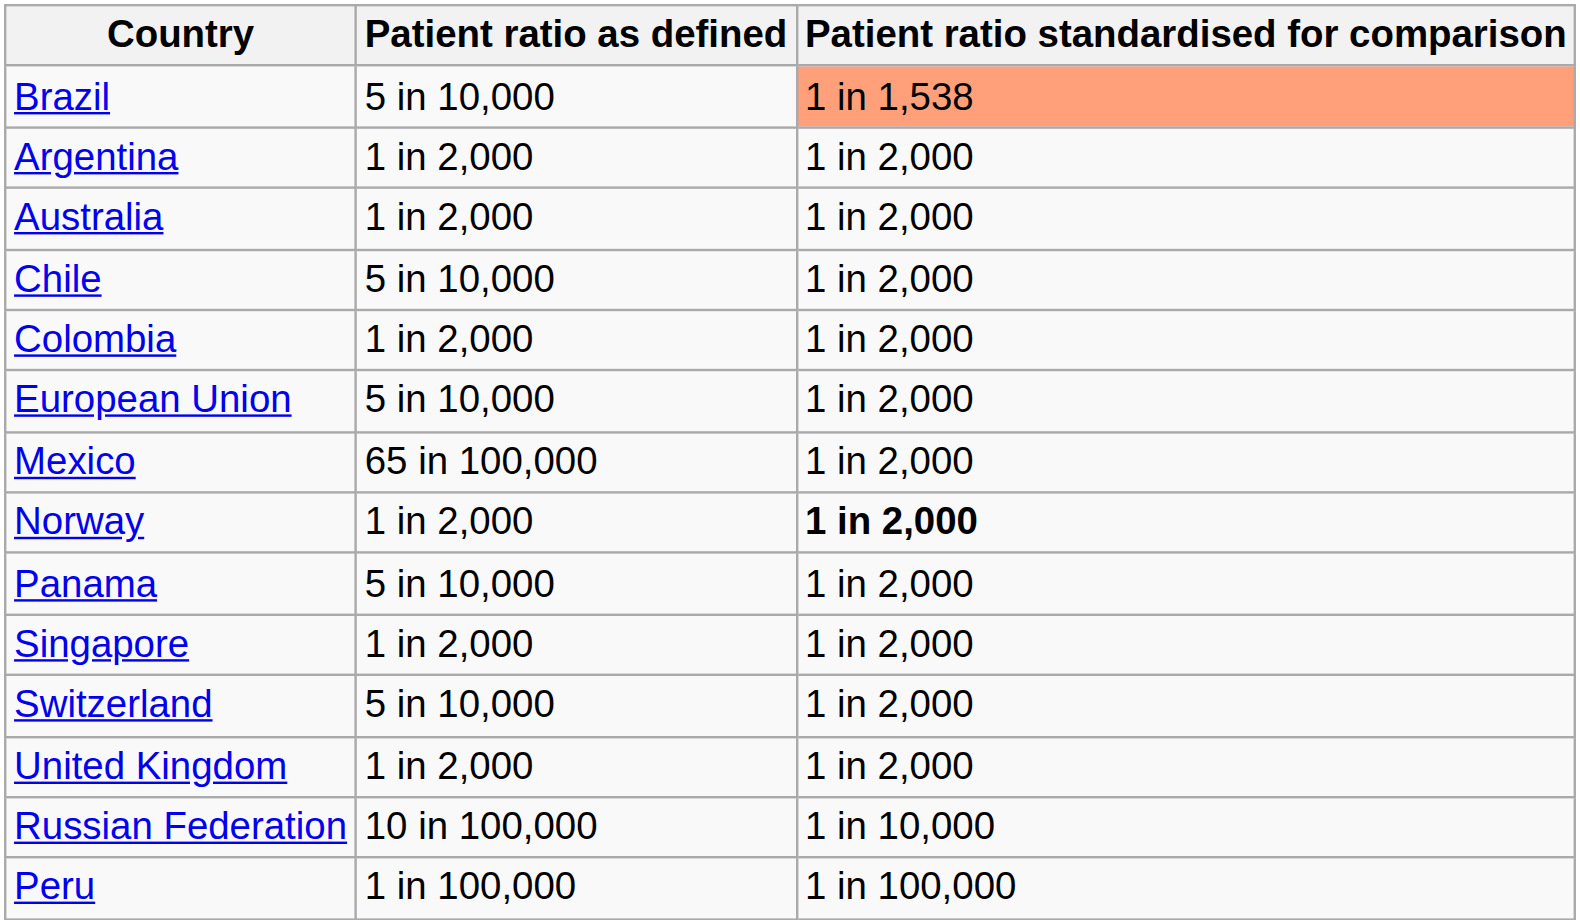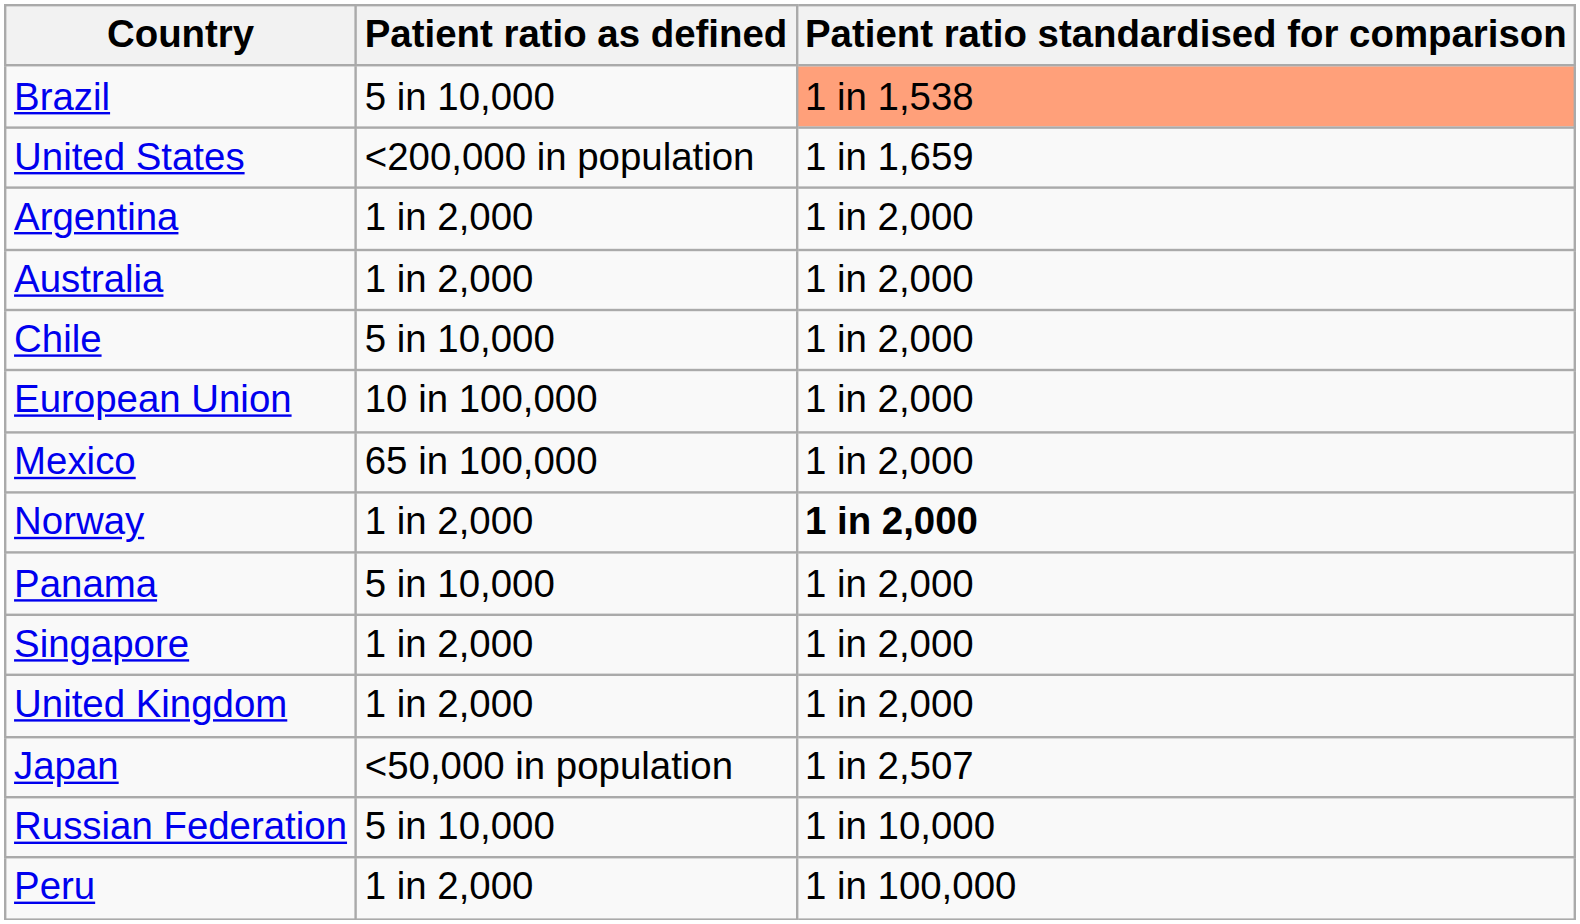+ row: (129, 156)
- row: (95, 339)
(460, 400) 5 in 10,000 -> (481, 400) 10 in 100,000
- row: (113, 704)
+ row: (66, 765)
(481, 826) 10 in 100,000 -> (460, 826) 5 in 10,000
(470, 887) 1 in 100,000 -> (449, 887) 1 in 2,000
